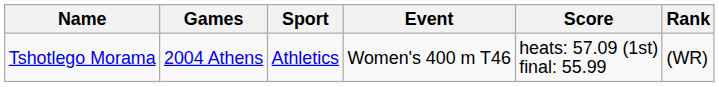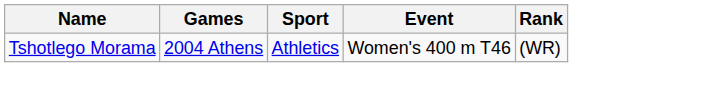- column: (589, 19)
